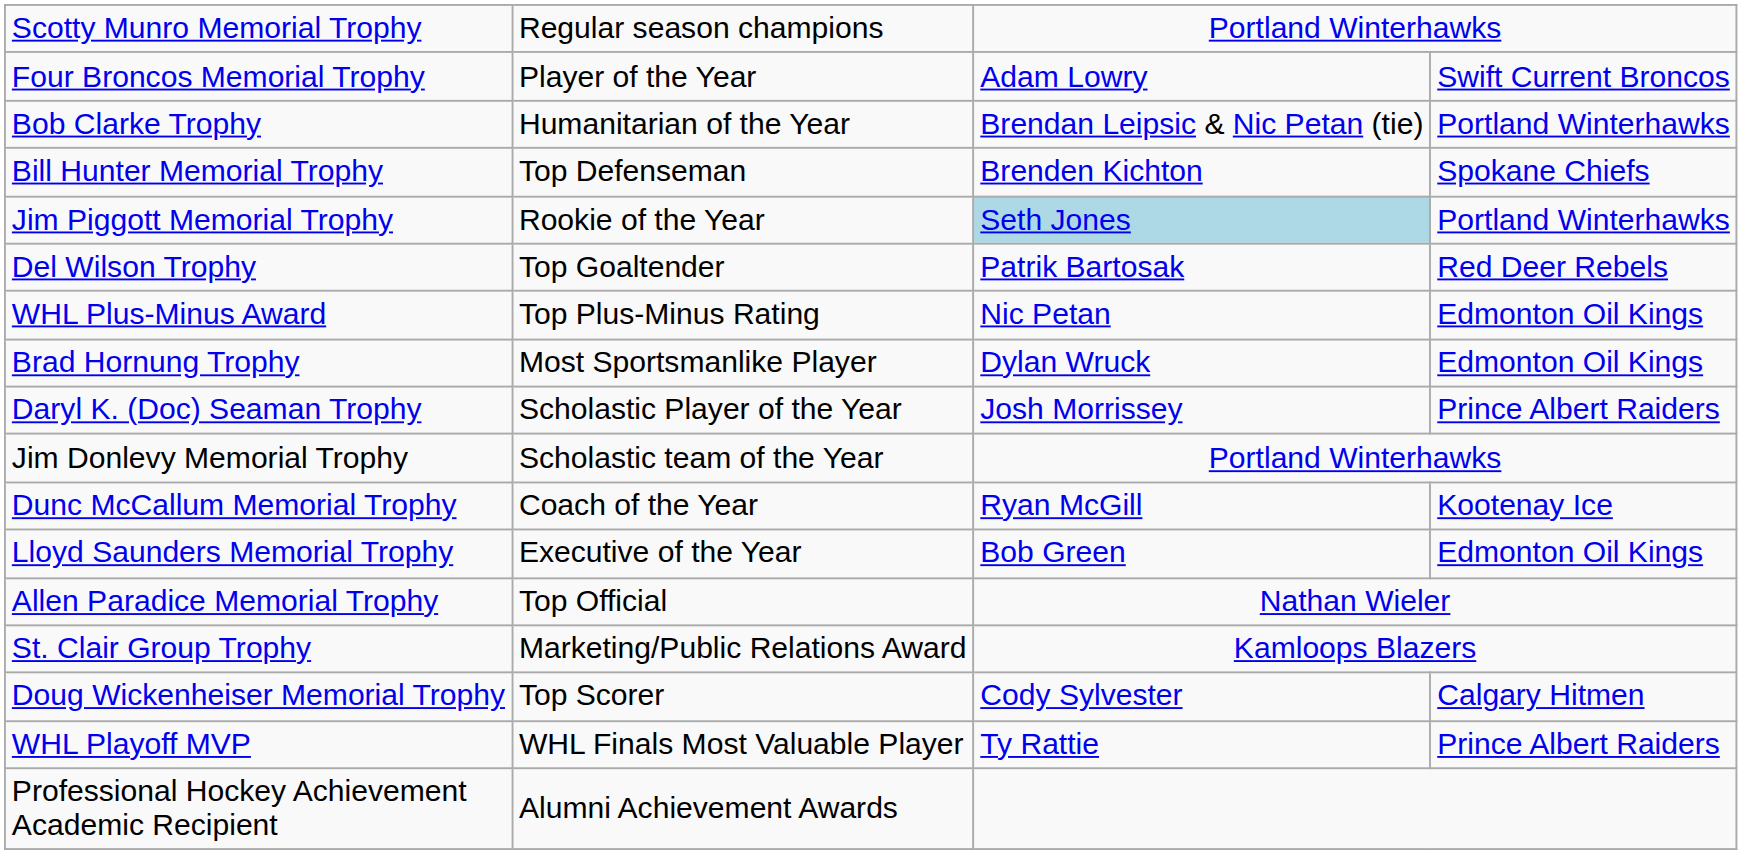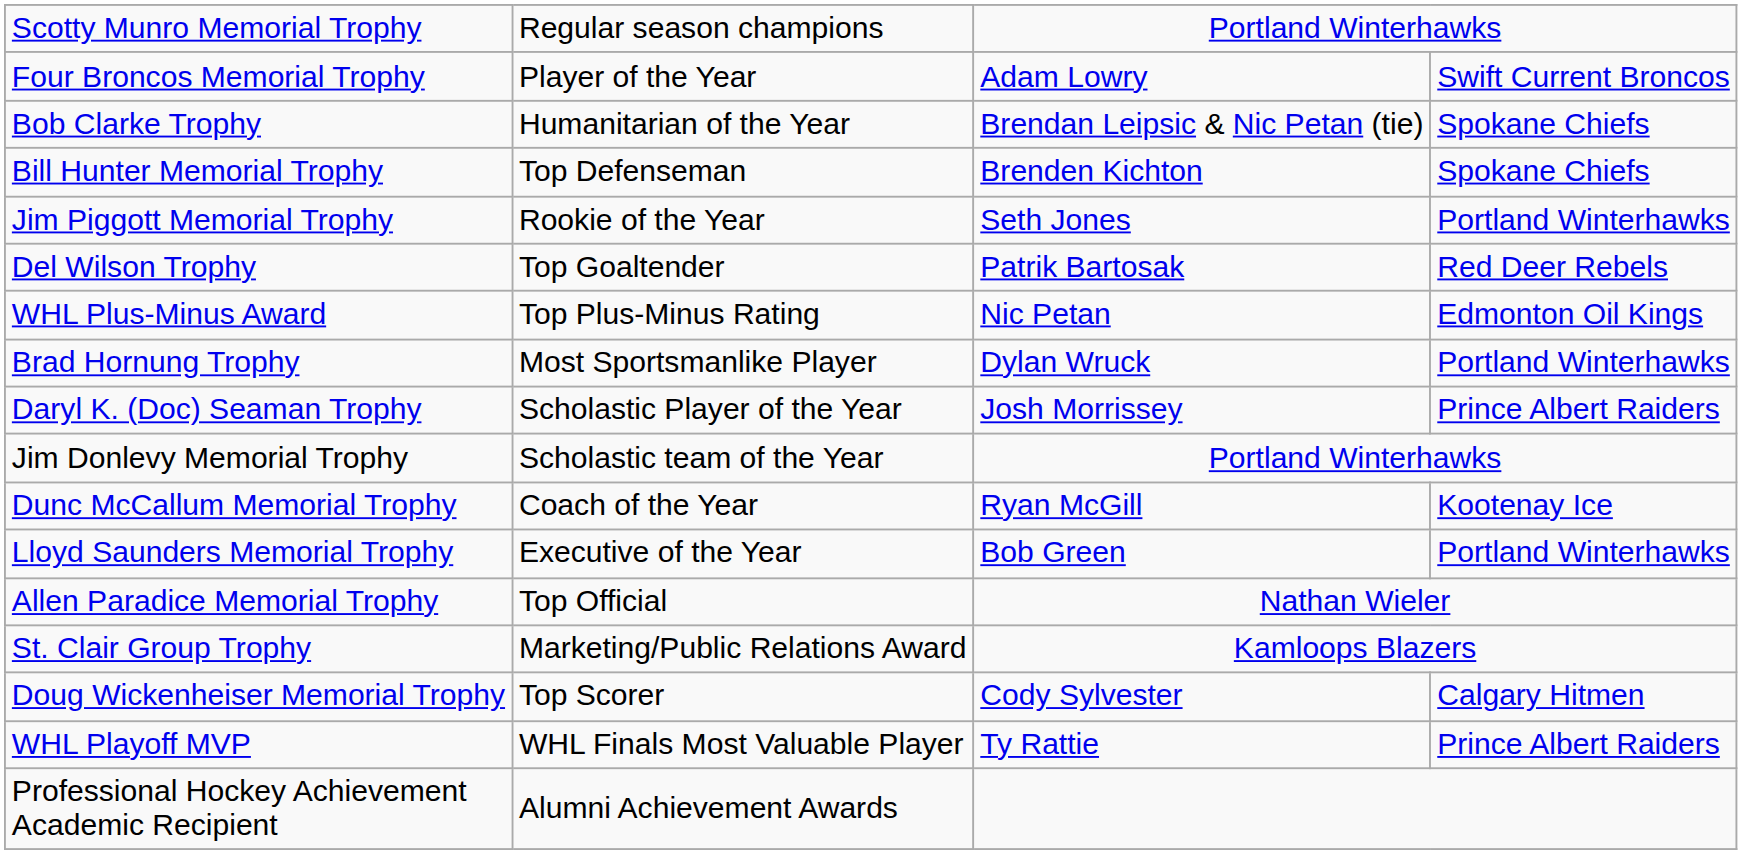(1584, 123) Portland Winterhawks -> (1543, 123) Spokane Chiefs
(1056, 219) lightblue background -> (1056, 219) no background
(1570, 362) Edmonton Oil Kings -> (1584, 362) Portland Winterhawks
(1570, 553) Edmonton Oil Kings -> (1584, 553) Portland Winterhawks
